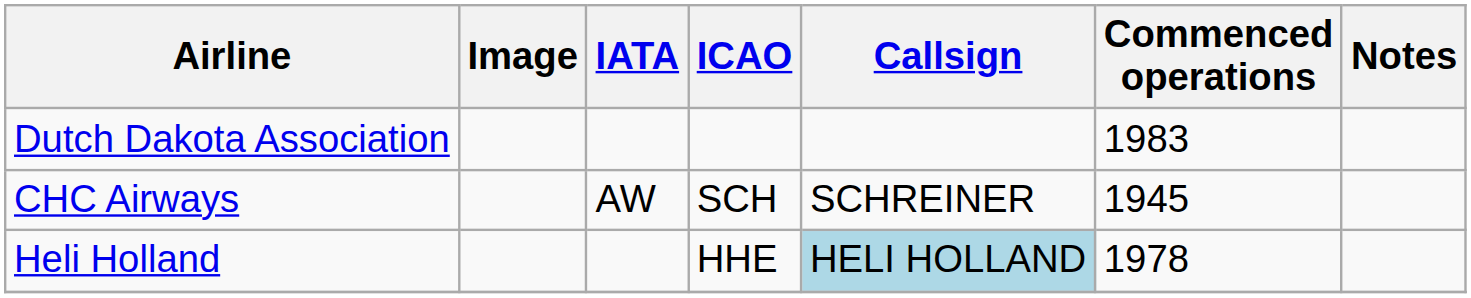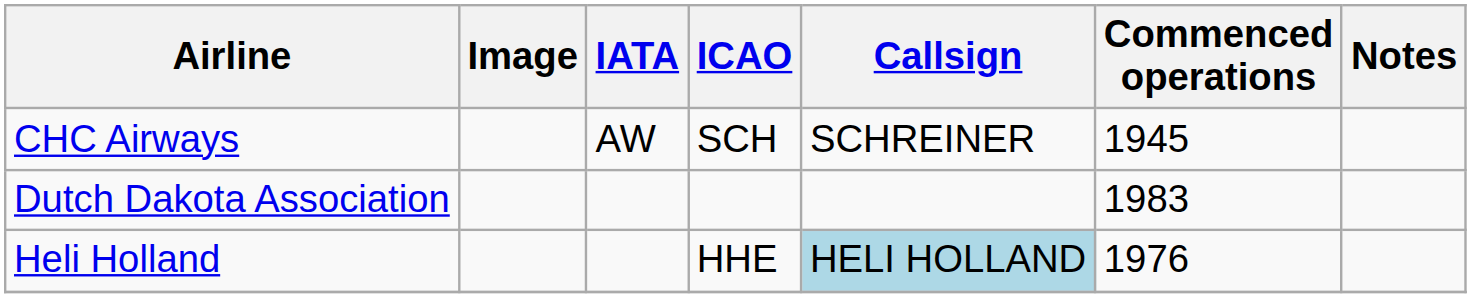rows swapped: (127, 199) <-> (232, 138)
(1146, 259) 1978 -> (1146, 259) 1976
